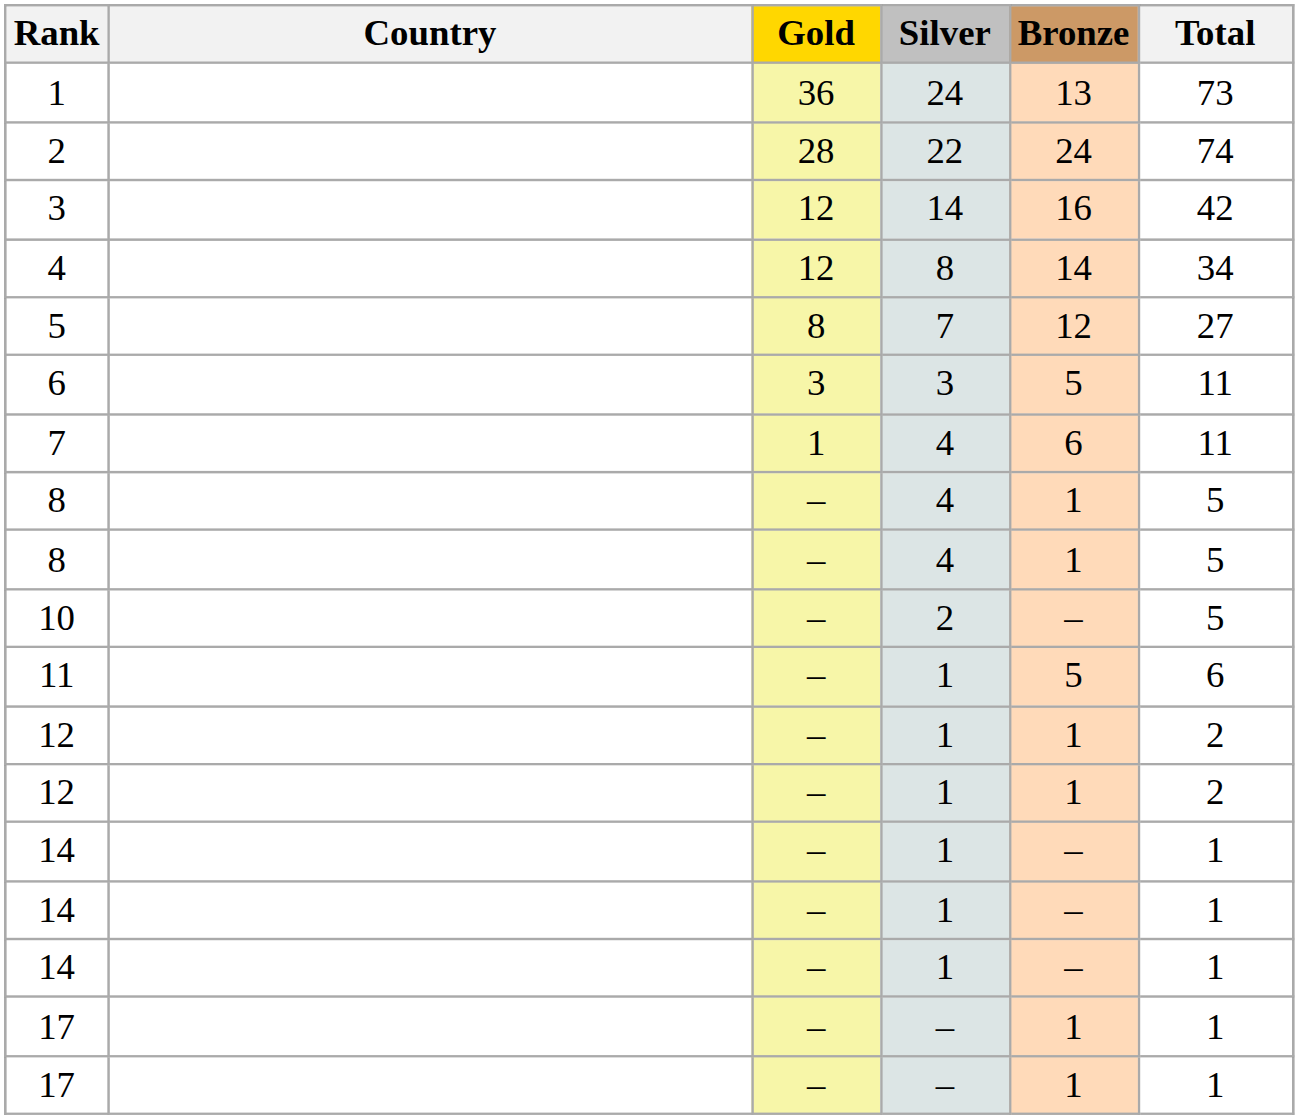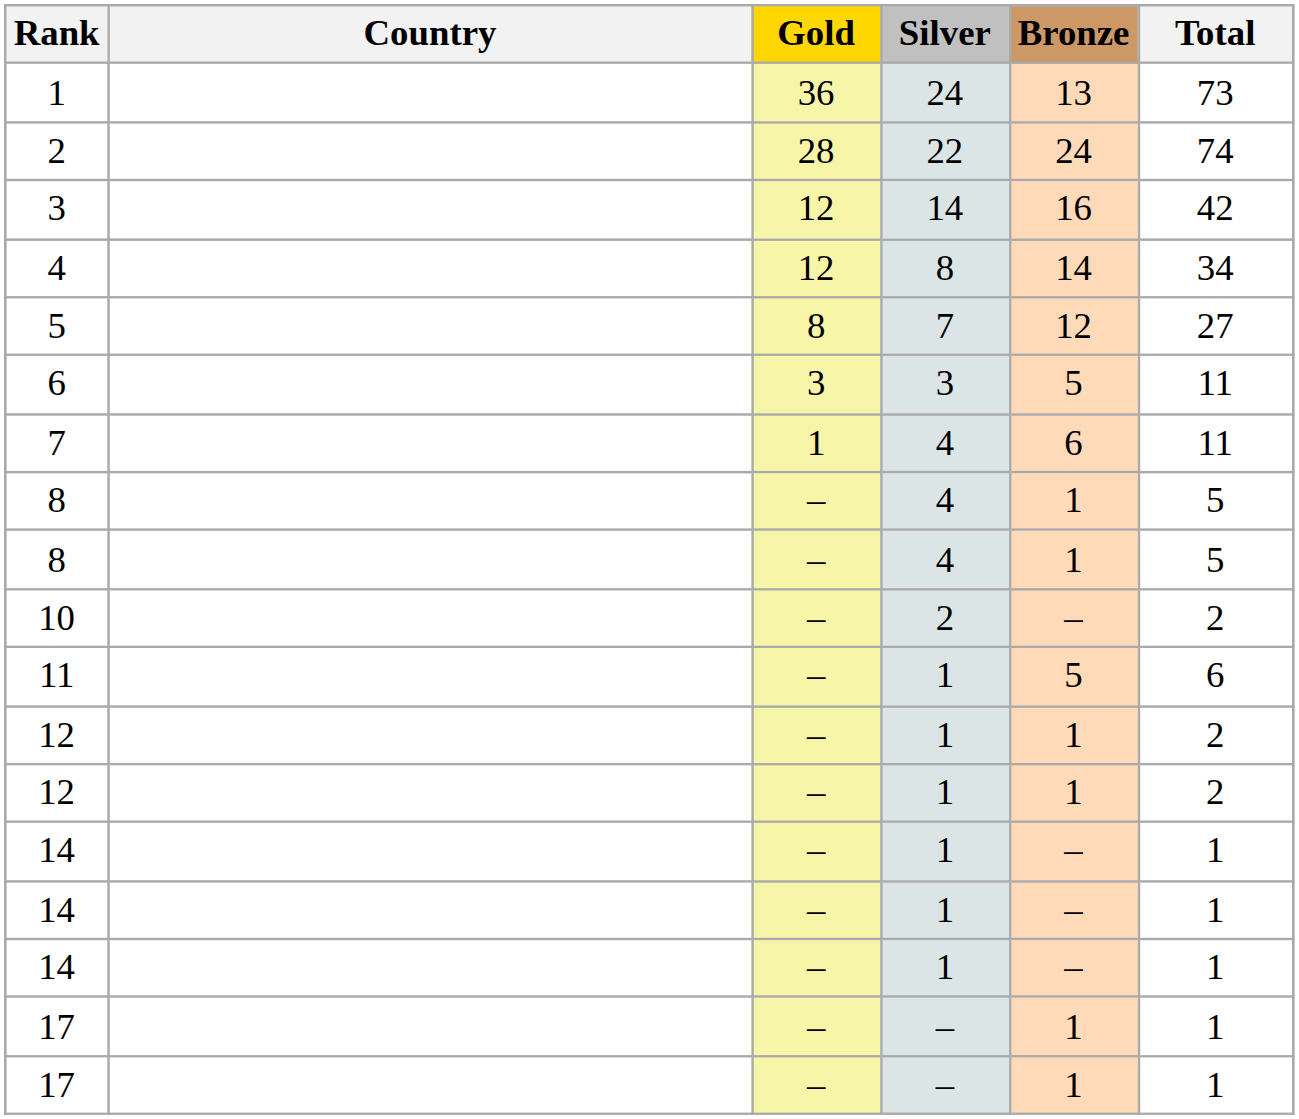(1215, 617) 5 -> (1215, 617) 2
